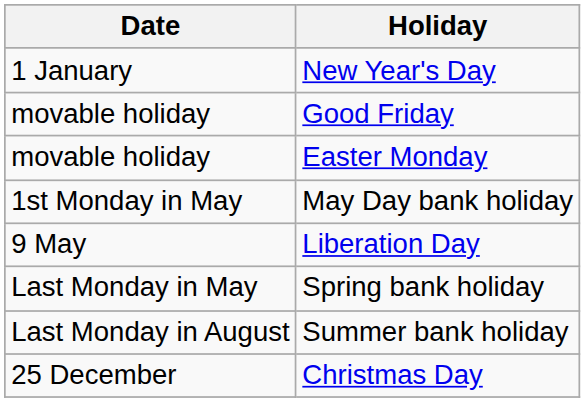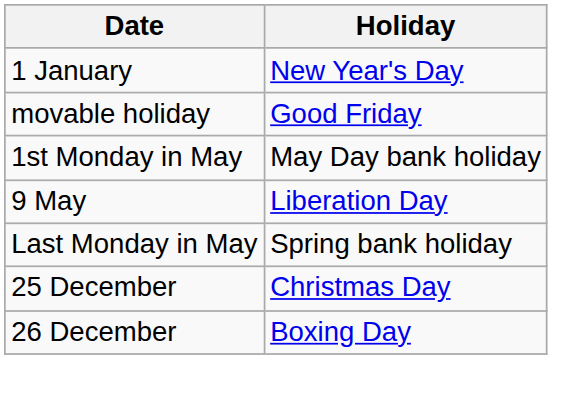- row: (395, 157)
- row: (435, 331)
+ row: (341, 331)
